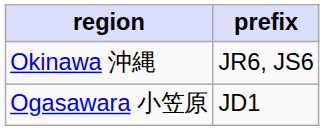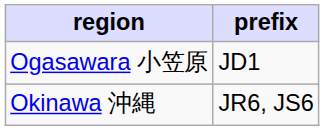rows swapped: (83, 61) <-> (109, 103)
